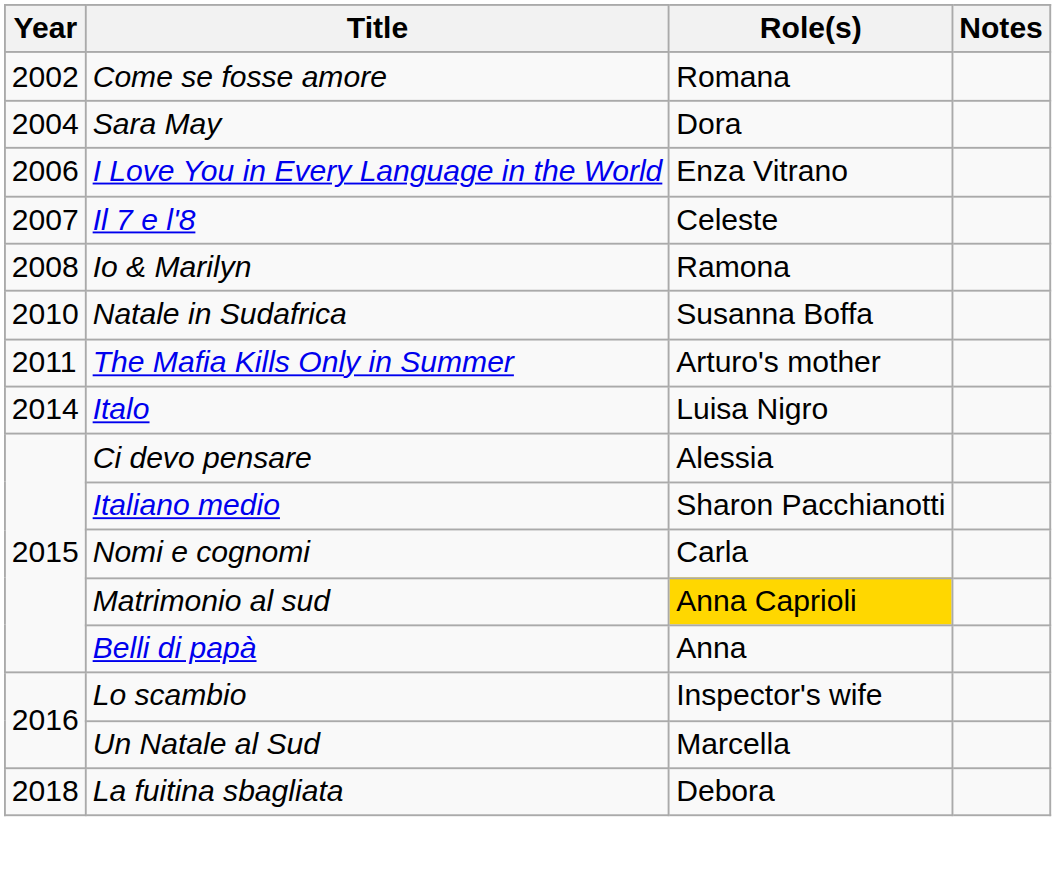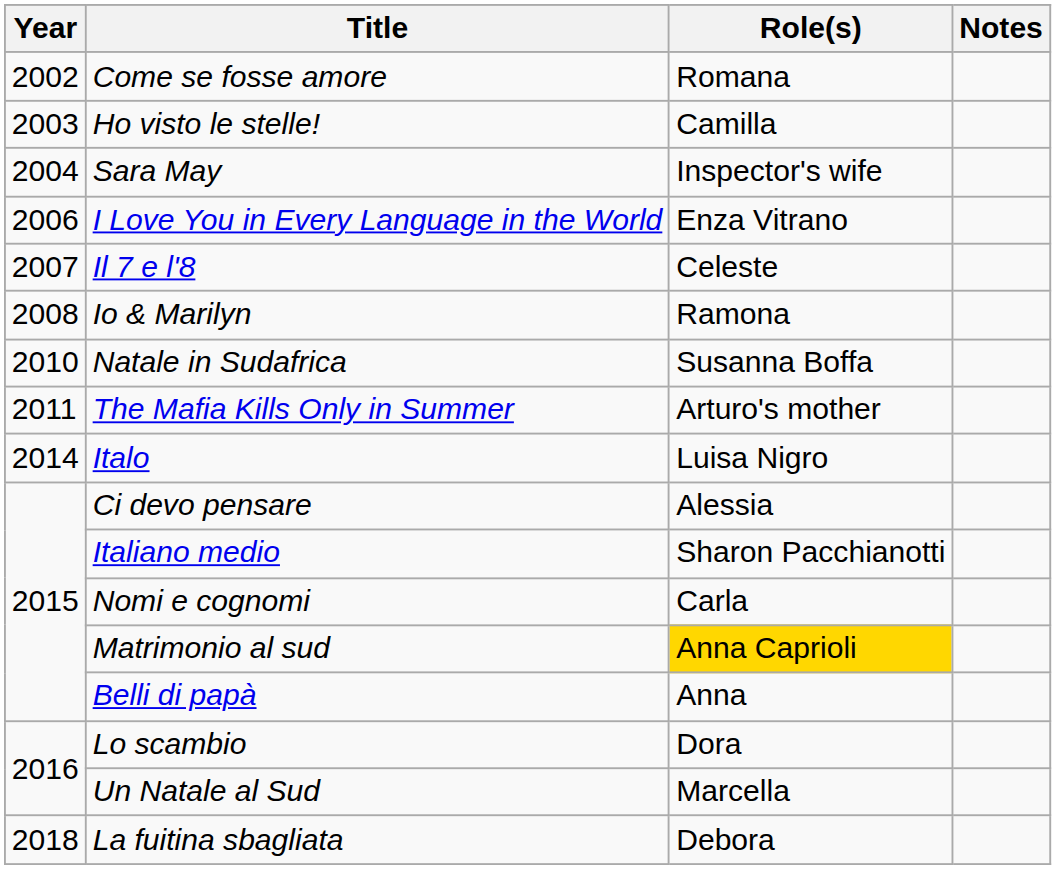+ row: (206, 123)
(709, 123) Dora -> (779, 171) Inspector's wife
(779, 696) Inspector's wife -> (709, 743) Dora
